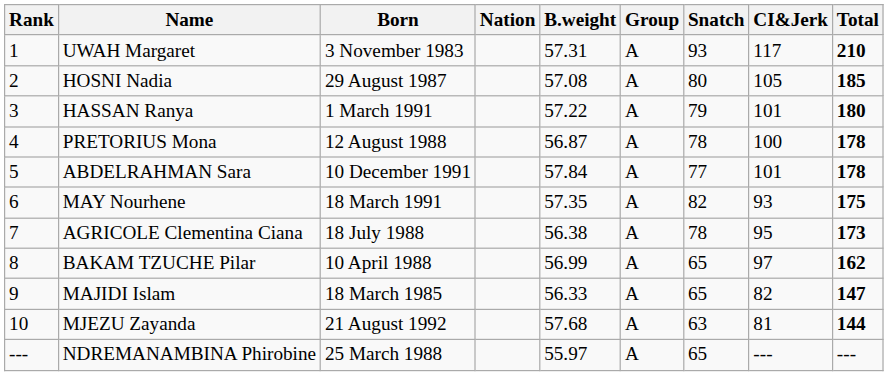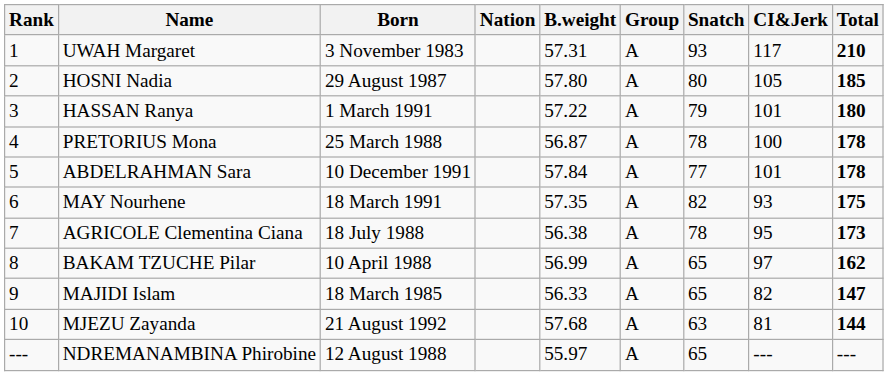(566, 80) 57.08 -> (566, 80) 57.80
(386, 141) 12 August 1988 -> (384, 141) 25 March 1988
(384, 354) 25 March 1988 -> (386, 354) 12 August 1988
